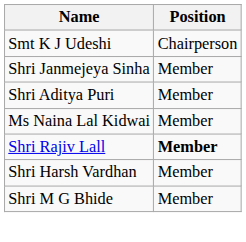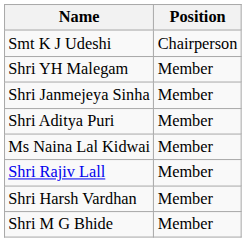+ row: (68, 69)
(188, 146) bold -> (185, 172) normal
